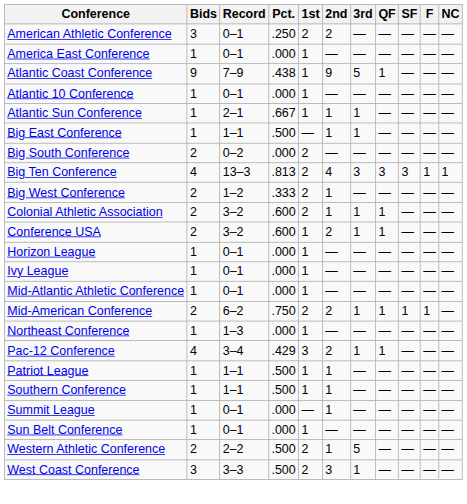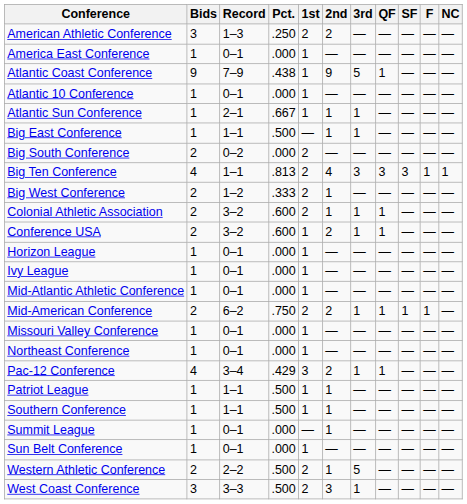(233, 34) 0–1 -> (233, 34) 1–3
(237, 172) 13–3 -> (233, 172) 1–1
+ row: (83, 331)
(233, 331) 1–3 -> (233, 350) 0–1
